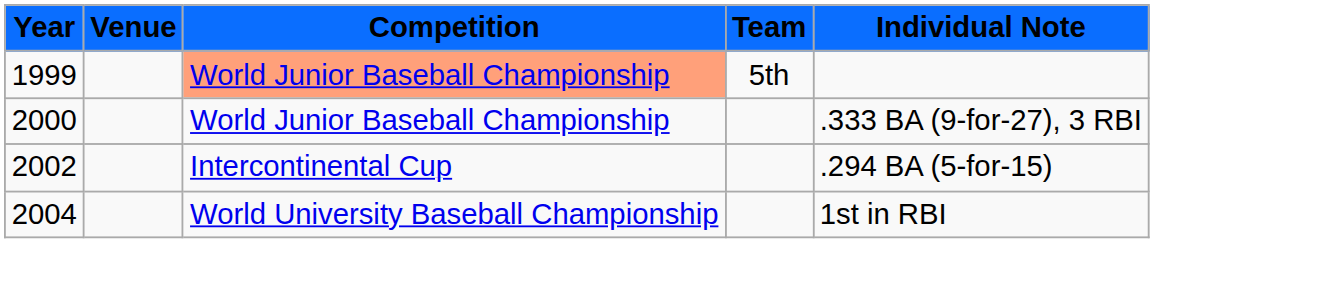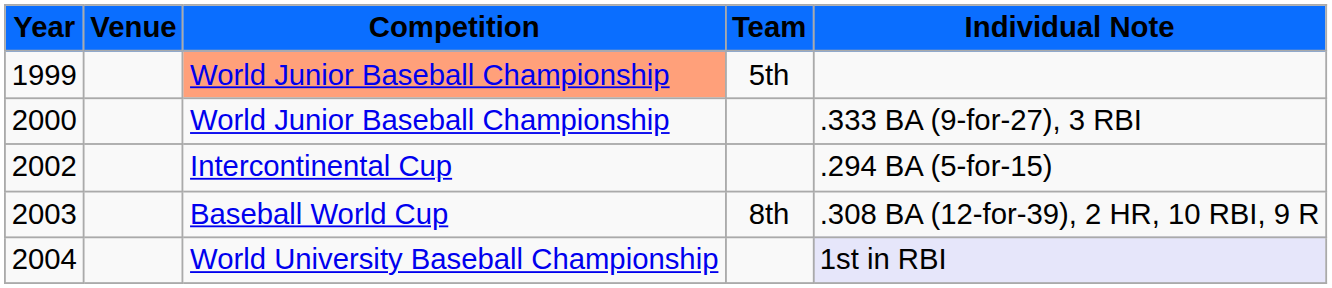+ row: (44, 213)
(883, 213) no background -> (883, 259) lavender background
